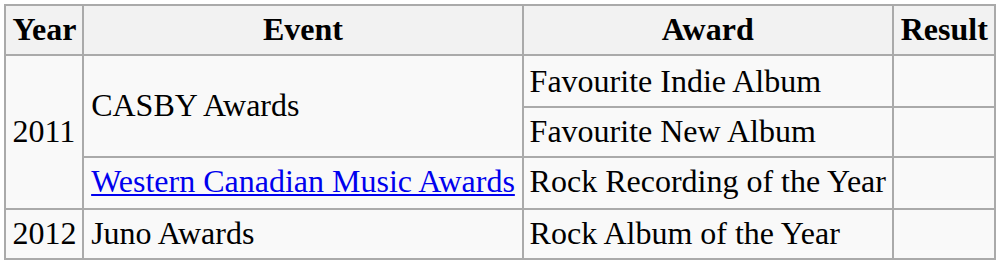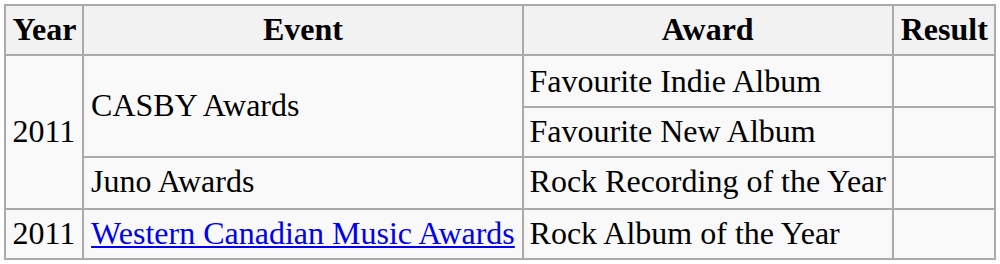(303, 182) Western Canadian Music Awards -> (173, 182) Juno Awards
(44, 232) 2012 -> (44, 232) 2011
(173, 232) Juno Awards -> (303, 232) Western Canadian Music Awards
